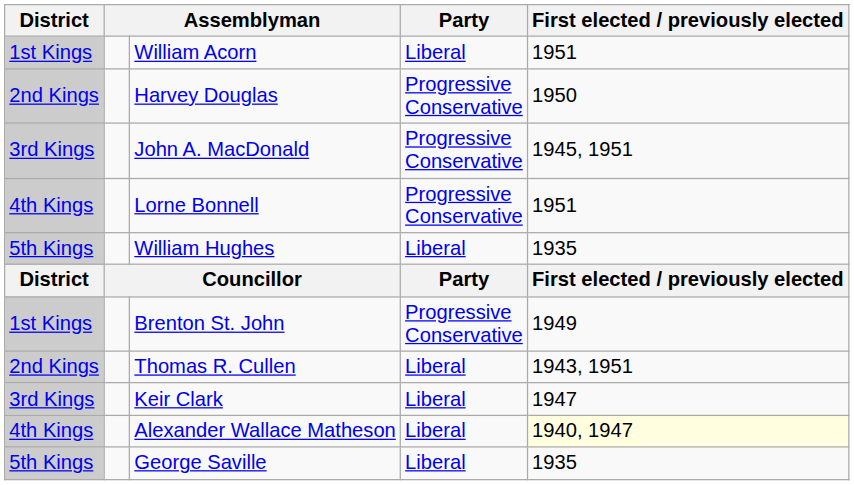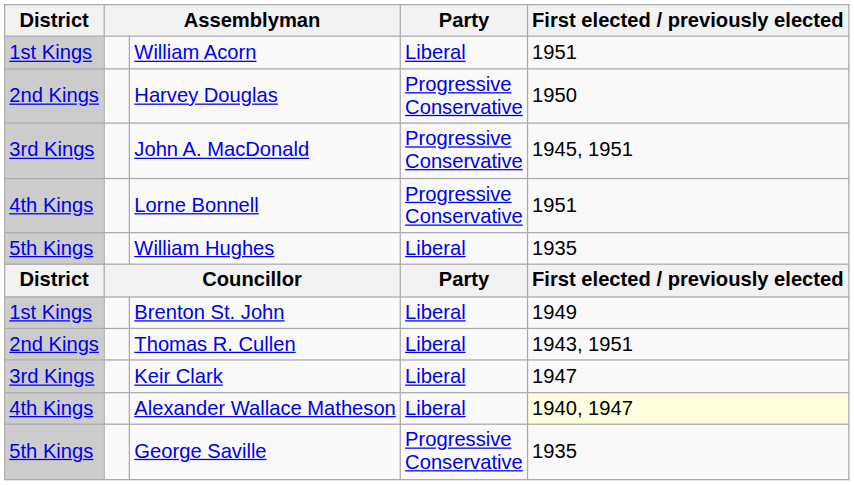(464, 323) Progressive Conservative -> (435, 312) Liberal
(435, 462) Liberal -> (464, 451) Progressive Conservative
